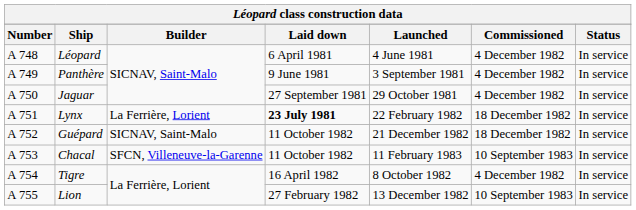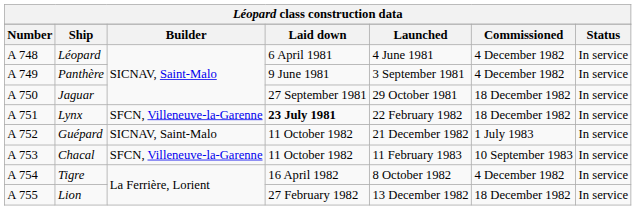(519, 94) 4 December 1982 -> (523, 94) 18 December 1982
(160, 114) La Ferrière, Lorient -> (186, 114) SFCN, Villeneuve-la-Garenne
(523, 134) 18 December 1982 -> (504, 134) 1 July 1983
(524, 194) 10 September 1983 -> (523, 194) 18 December 1982
